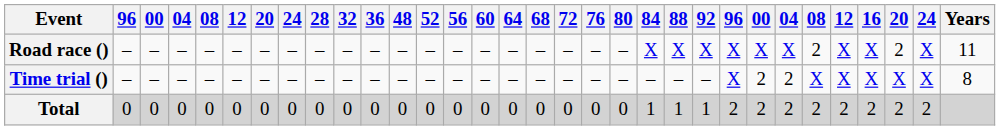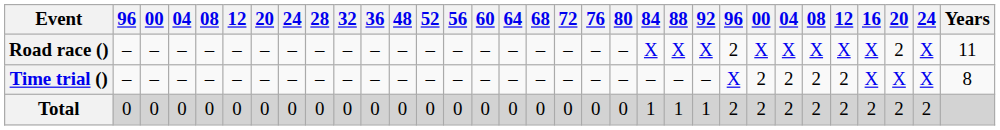(734, 49) X -> (734, 49) 2
(816, 49) 2 -> (816, 49) X
(816, 79) X -> (816, 79) 2
(844, 79) X -> (844, 79) 2
